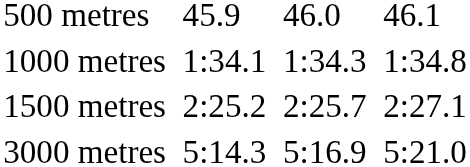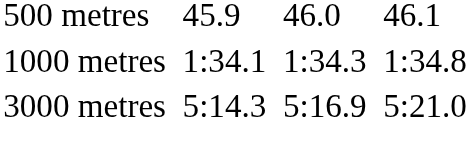- row: (85, 106)
